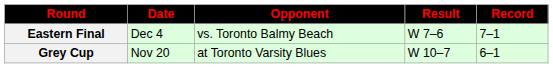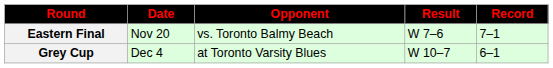(147, 33) Dec 4 -> (150, 33) Nov 20
(150, 53) Nov 20 -> (147, 53) Dec 4
